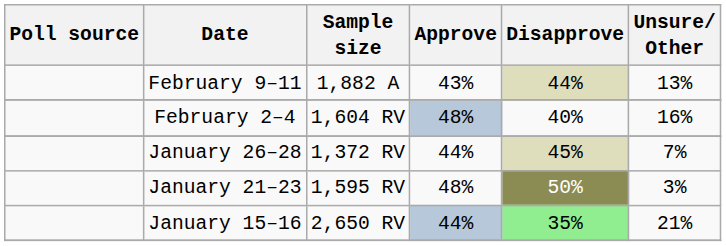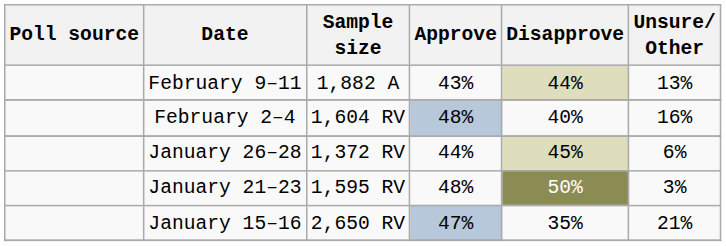(675, 153) 7% -> (675, 153) 6%
(456, 223) 44% -> (456, 223) 47%
(565, 223) lightgreen background -> (565, 223) no background
